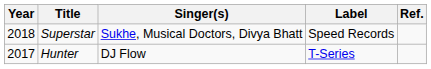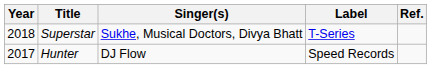(351, 34) Speed Records -> (331, 34) T-Series
(331, 53) T-Series -> (351, 53) Speed Records
